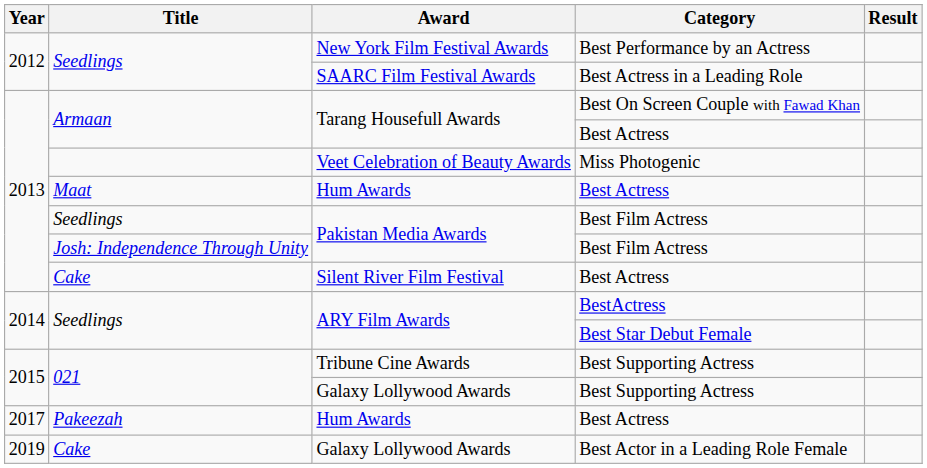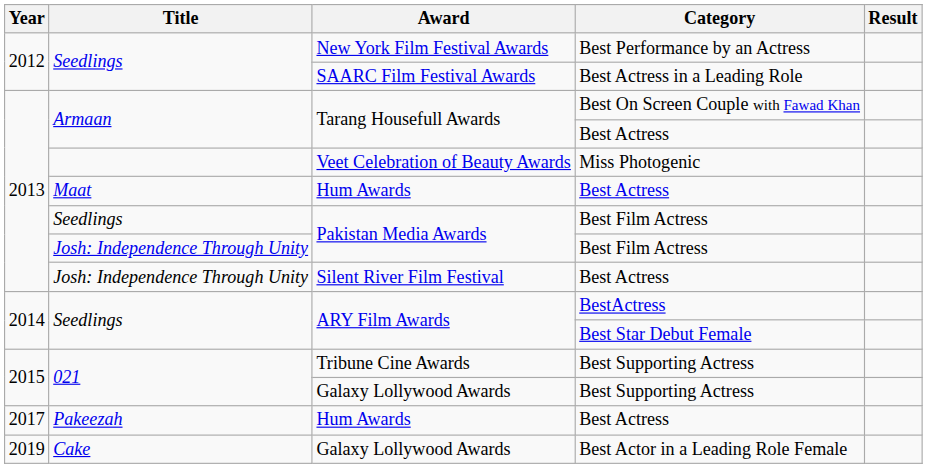(72, 276) Cake -> (181, 276) Josh: Independence Through Unity
